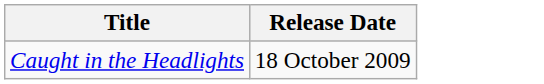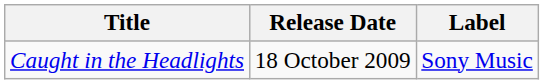+ column: (477, 22)
